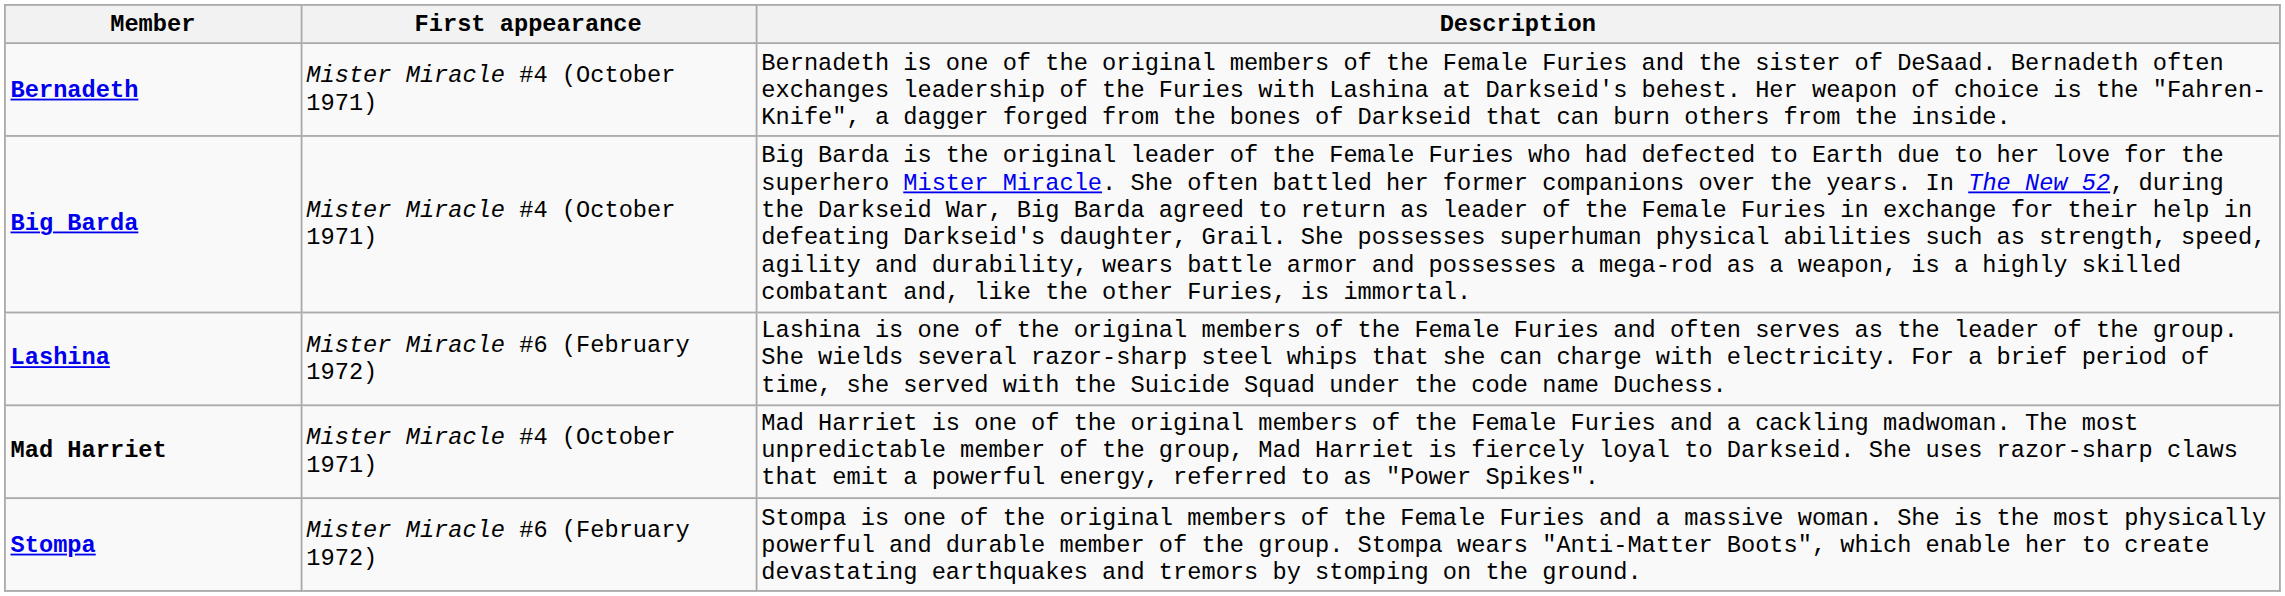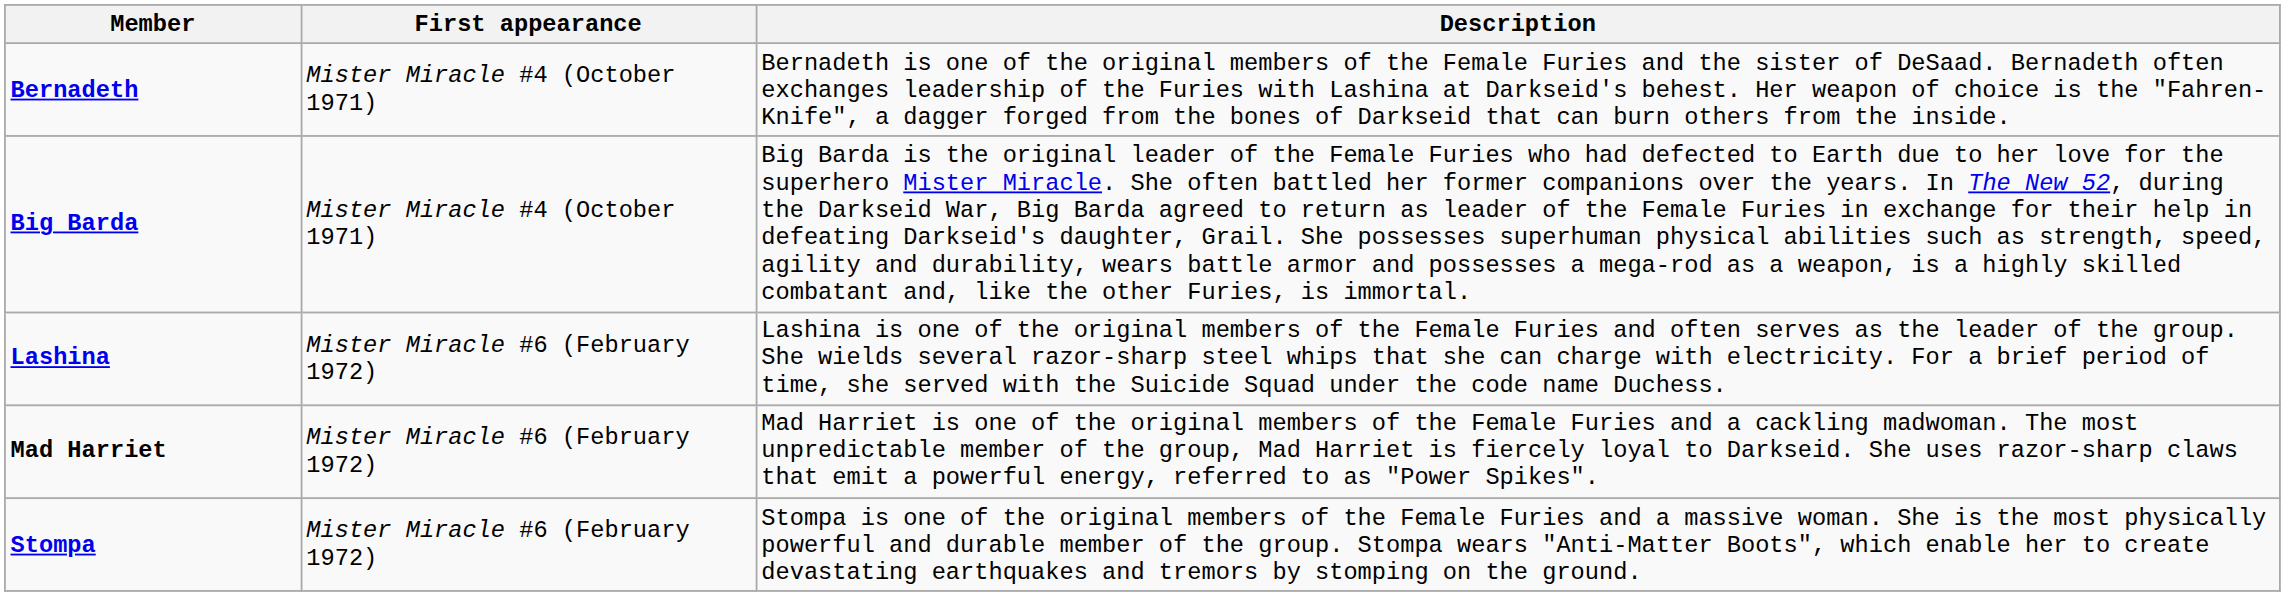(491, 451) Mister Miracle #4 (October 1971) -> (498, 451) Mister Miracle #6 (February 1972)
